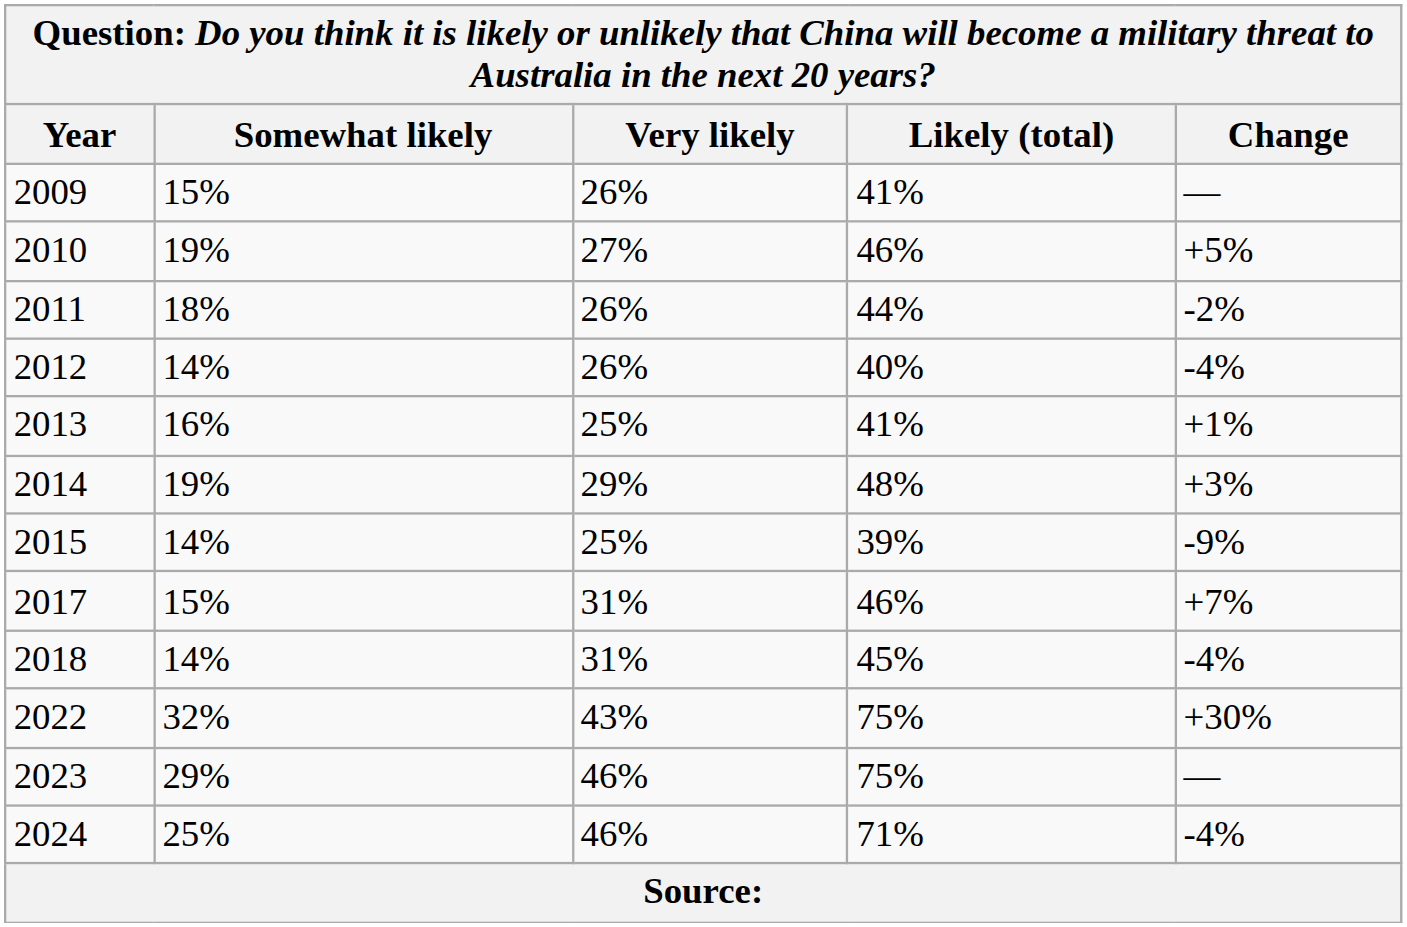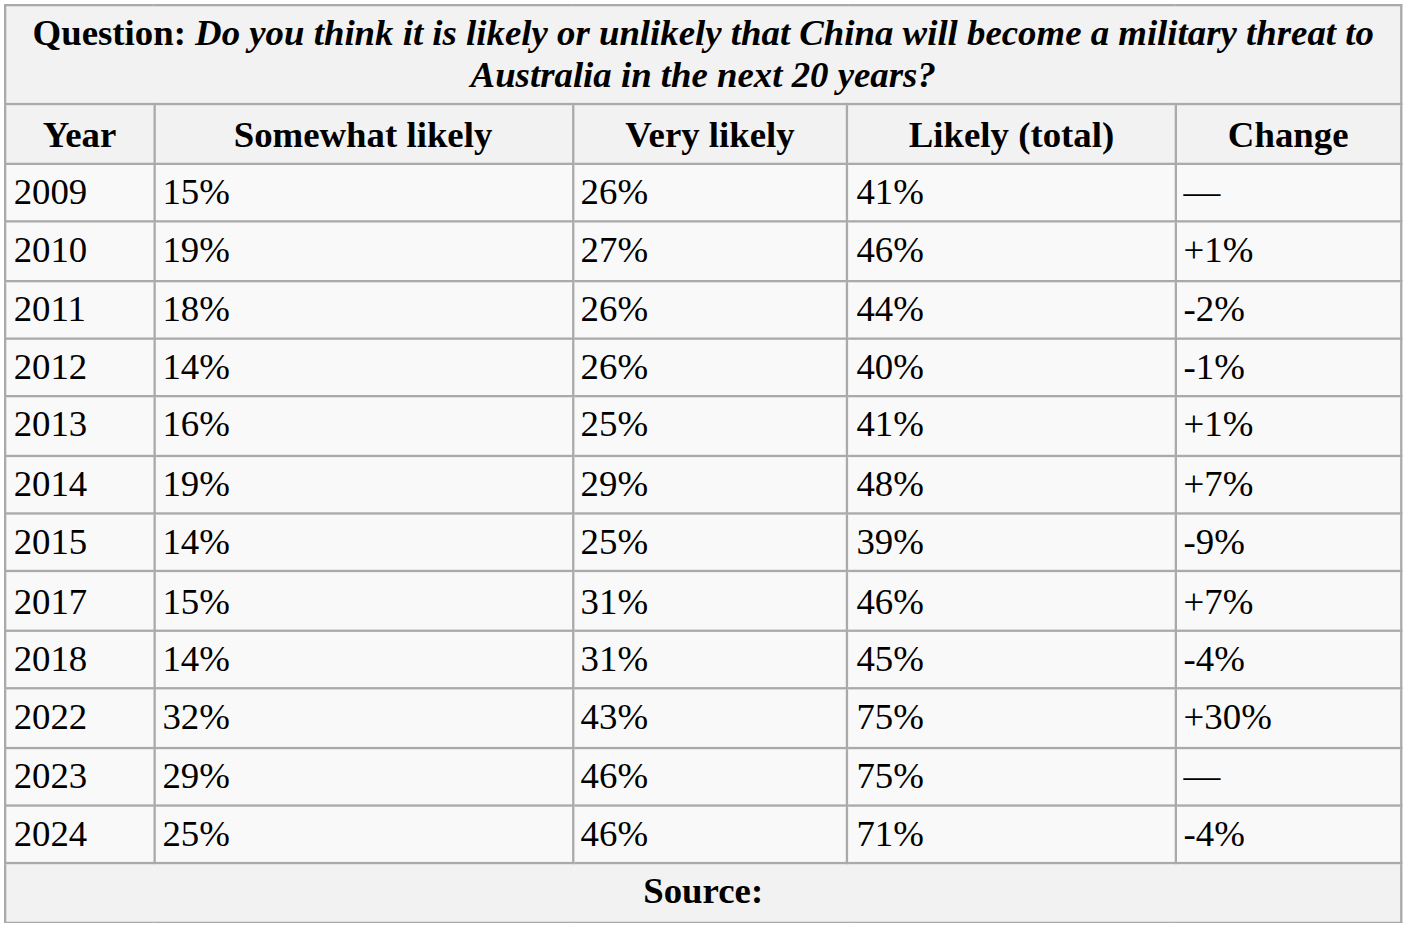(1219, 250) +5% -> (1219, 250) +1%
(1214, 366) -4% -> (1214, 366) -1%
(1219, 483) +3% -> (1219, 483) +7%
